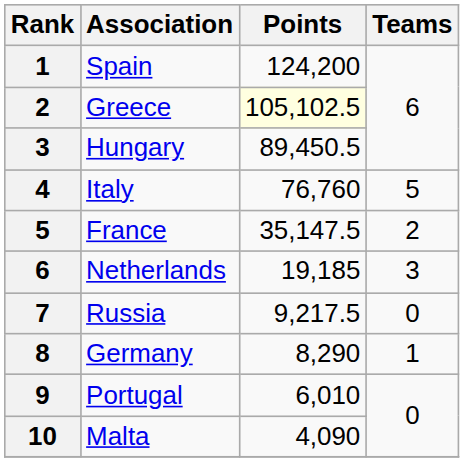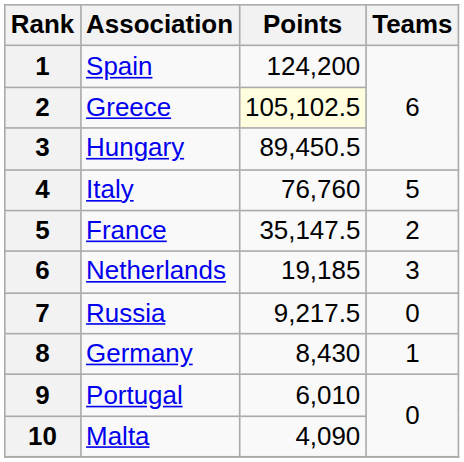(328, 353) 8,290 -> (328, 353) 8,430
